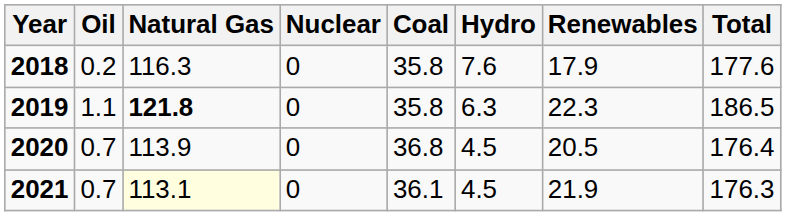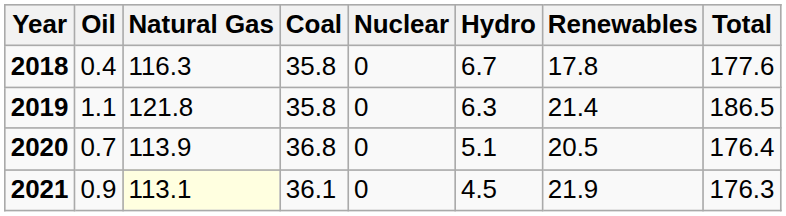columns swapped: (421, 25) <-> (333, 25)
(98, 66) 0.2 -> (98, 66) 0.4
(479, 66) 7.6 -> (479, 66) 6.7
(573, 66) 17.9 -> (573, 66) 17.8
(161, 107) bold -> (161, 107) normal
(573, 107) 22.3 -> (573, 107) 21.4
(479, 148) 4.5 -> (479, 148) 5.1
(98, 189) 0.7 -> (98, 189) 0.9
